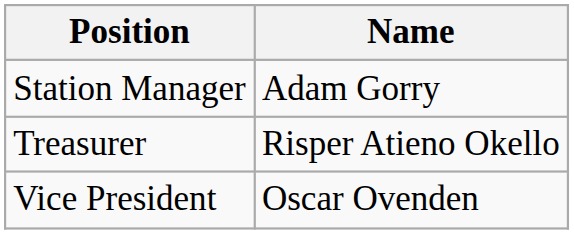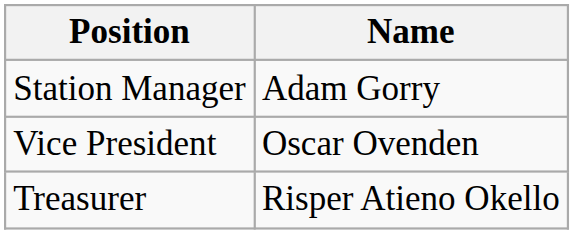rows swapped: (115, 198) <-> (80, 143)
